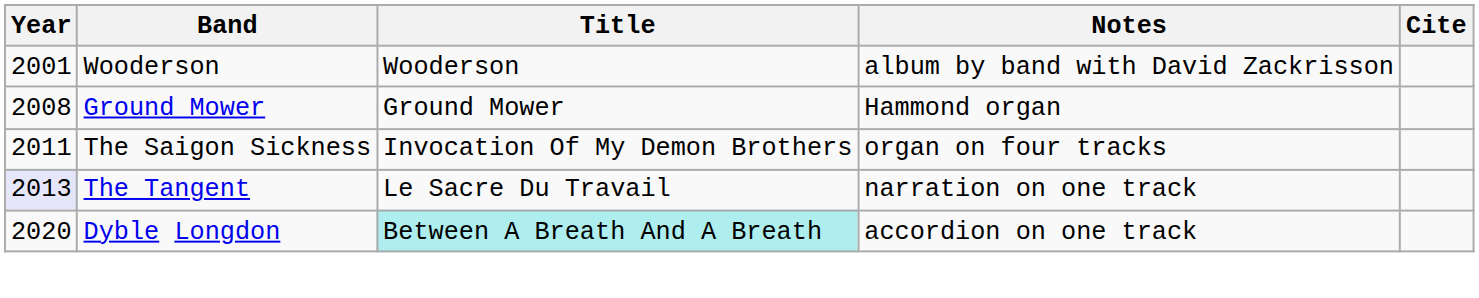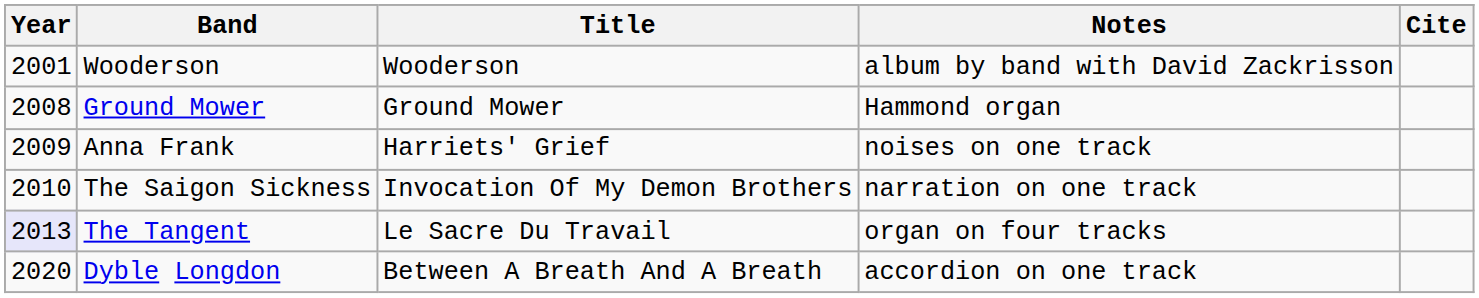+ row: (159, 149)
(41, 149) 2011 -> (41, 190) 2010
(1016, 149) organ on four tracks -> (1031, 190) narration on one track
(1031, 190) narration on one track -> (1016, 231) organ on four tracks
(603, 231) paleturquoise background -> (603, 272) no background
